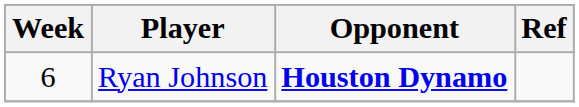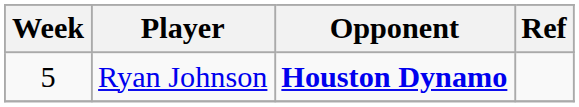(48, 76) 6 -> (48, 76) 5
